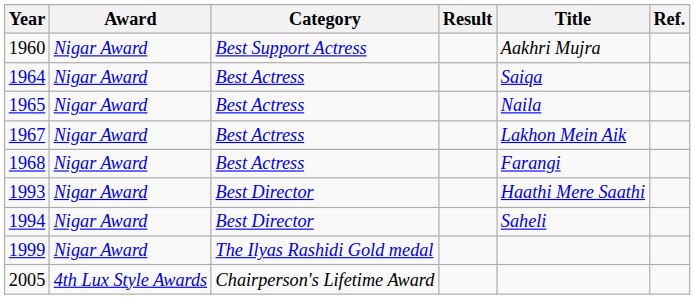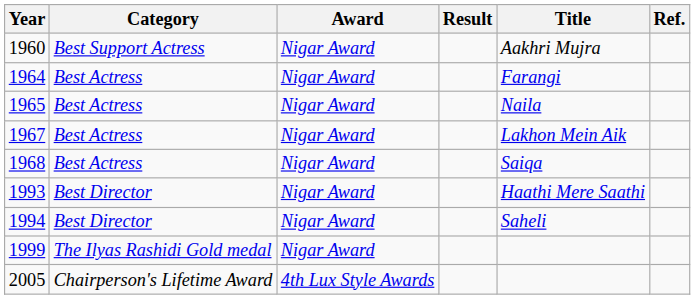columns swapped: (130, 18) <-> (325, 18)
(522, 76) Saiqa -> (531, 76) Farangi
(531, 163) Farangi -> (522, 163) Saiqa
